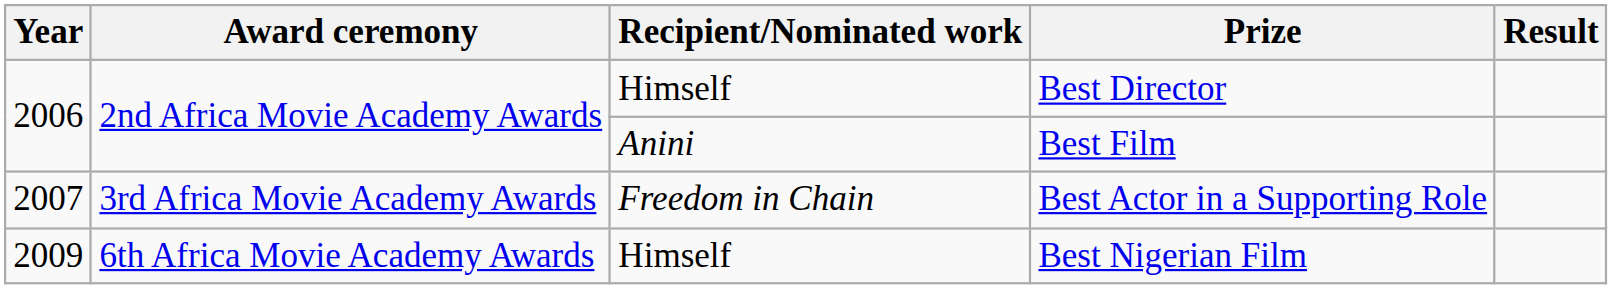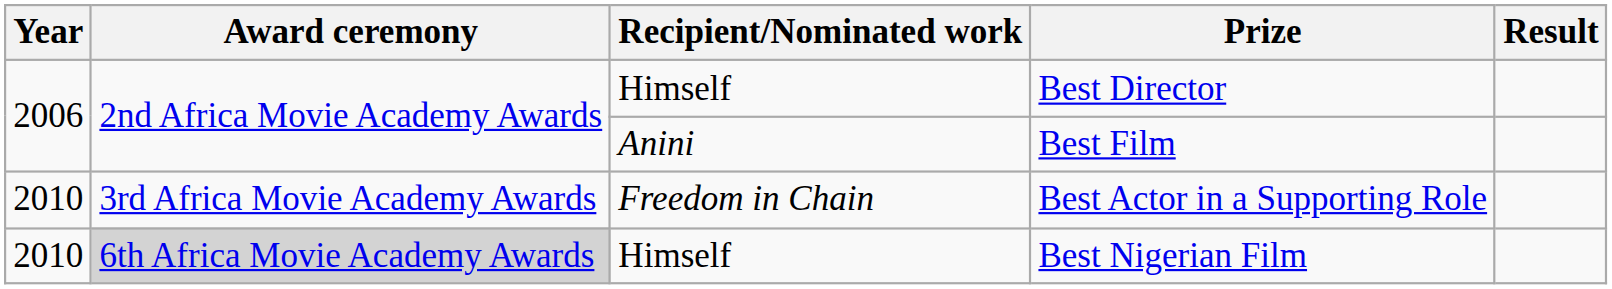(48, 198) 2007 -> (48, 198) 2010
(48, 254) 2009 -> (48, 254) 2010
(347, 254) no background -> (347, 254) lightgrey background
